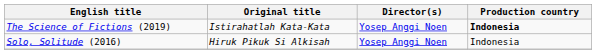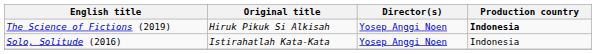(270, 27) Istirahatlah Kata-Kata -> (270, 27) Hiruk Pikuk Si Alkisah
(270, 41) Hiruk Pikuk Si Alkisah -> (270, 41) Istirahatlah Kata-Kata
